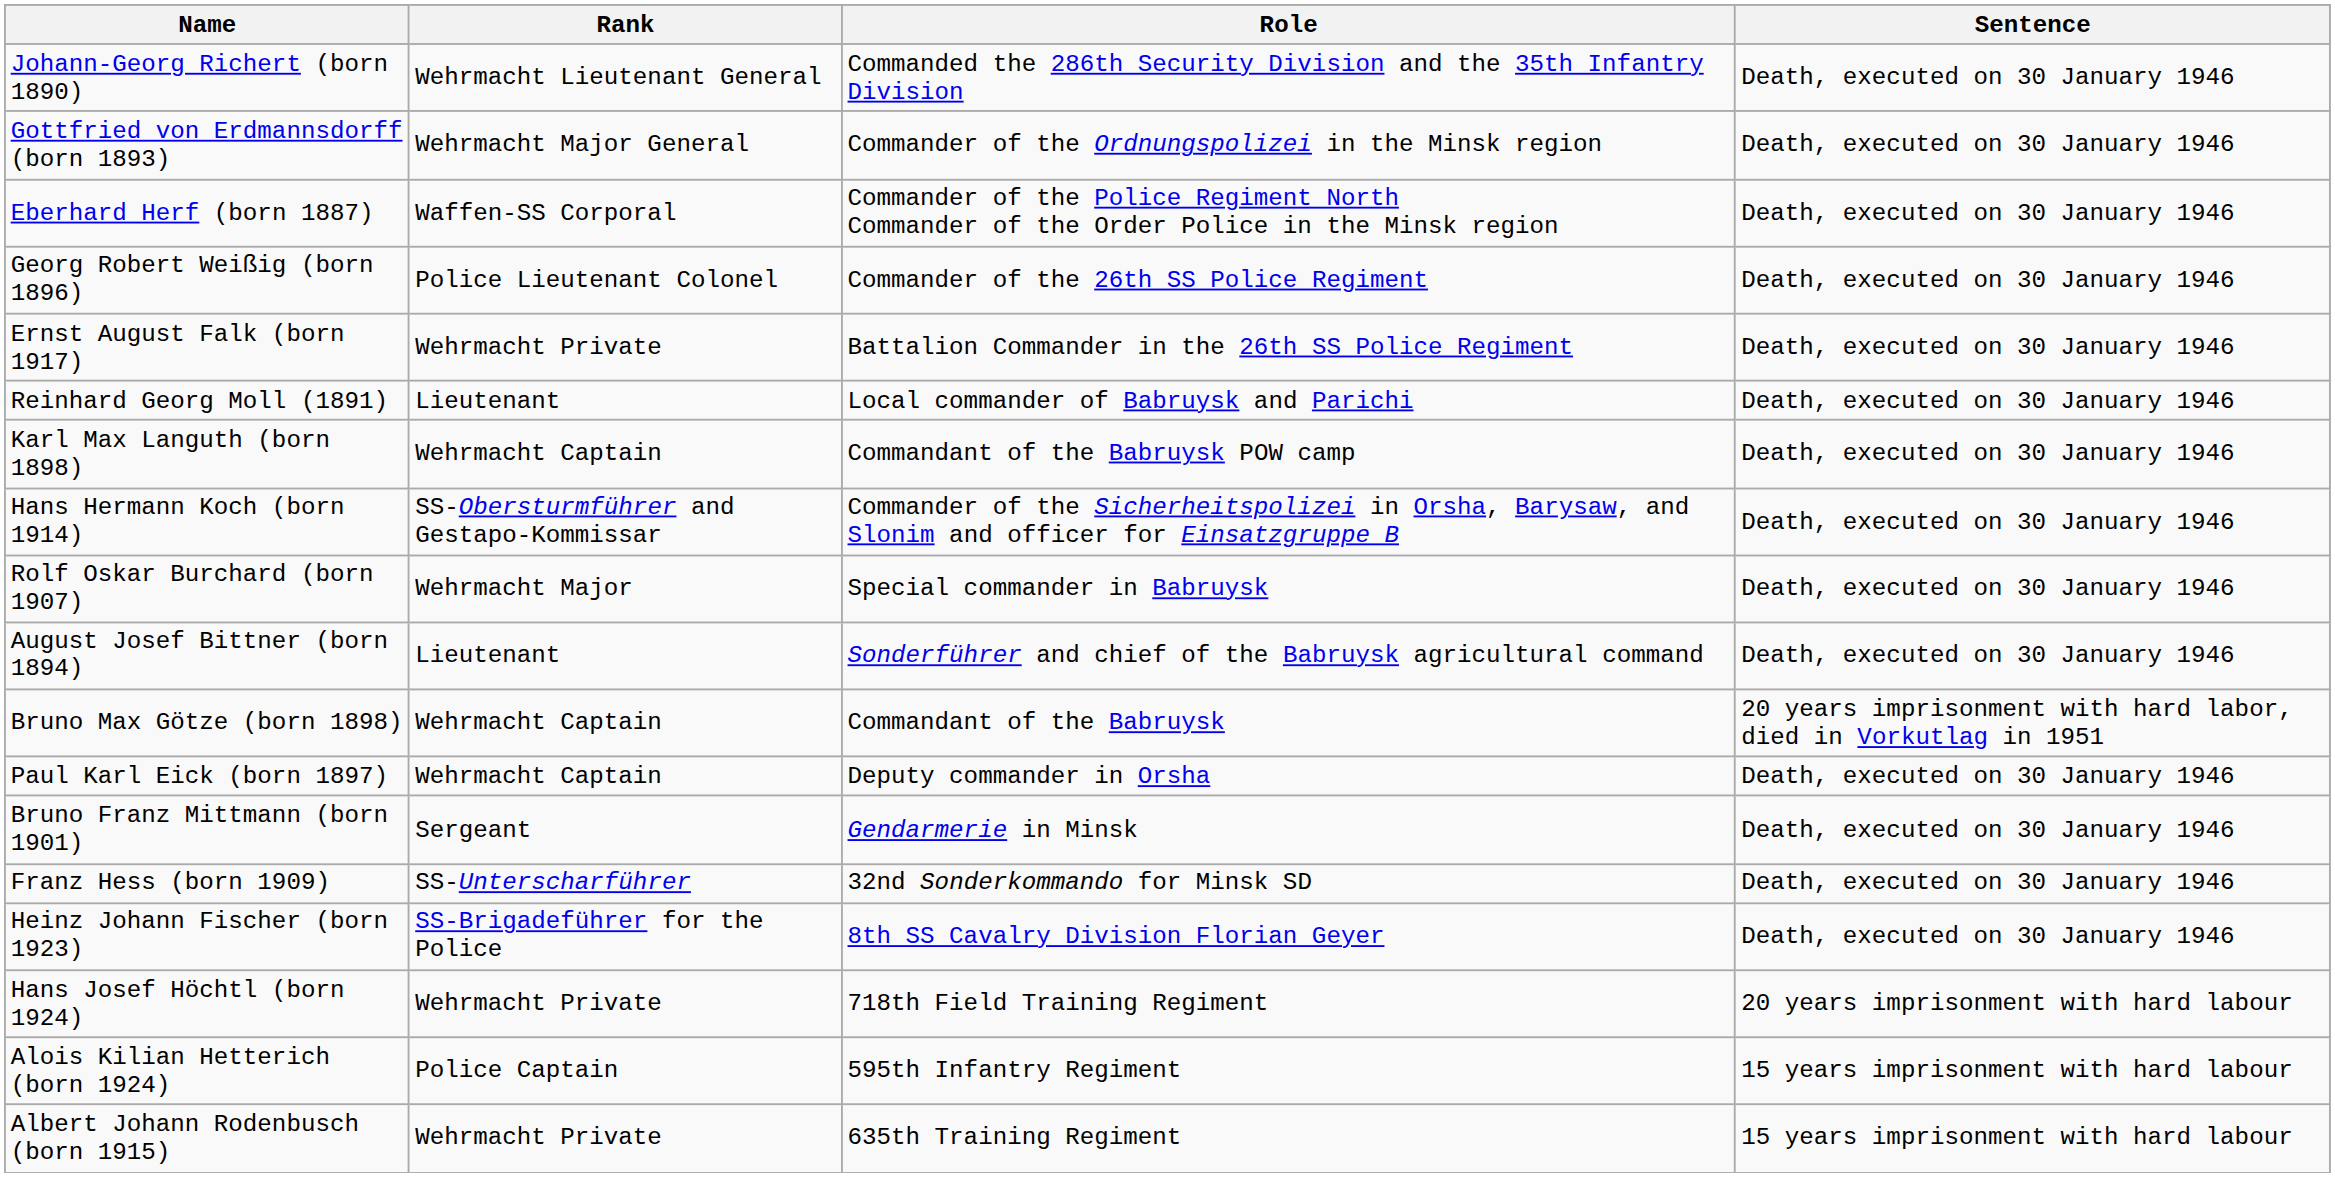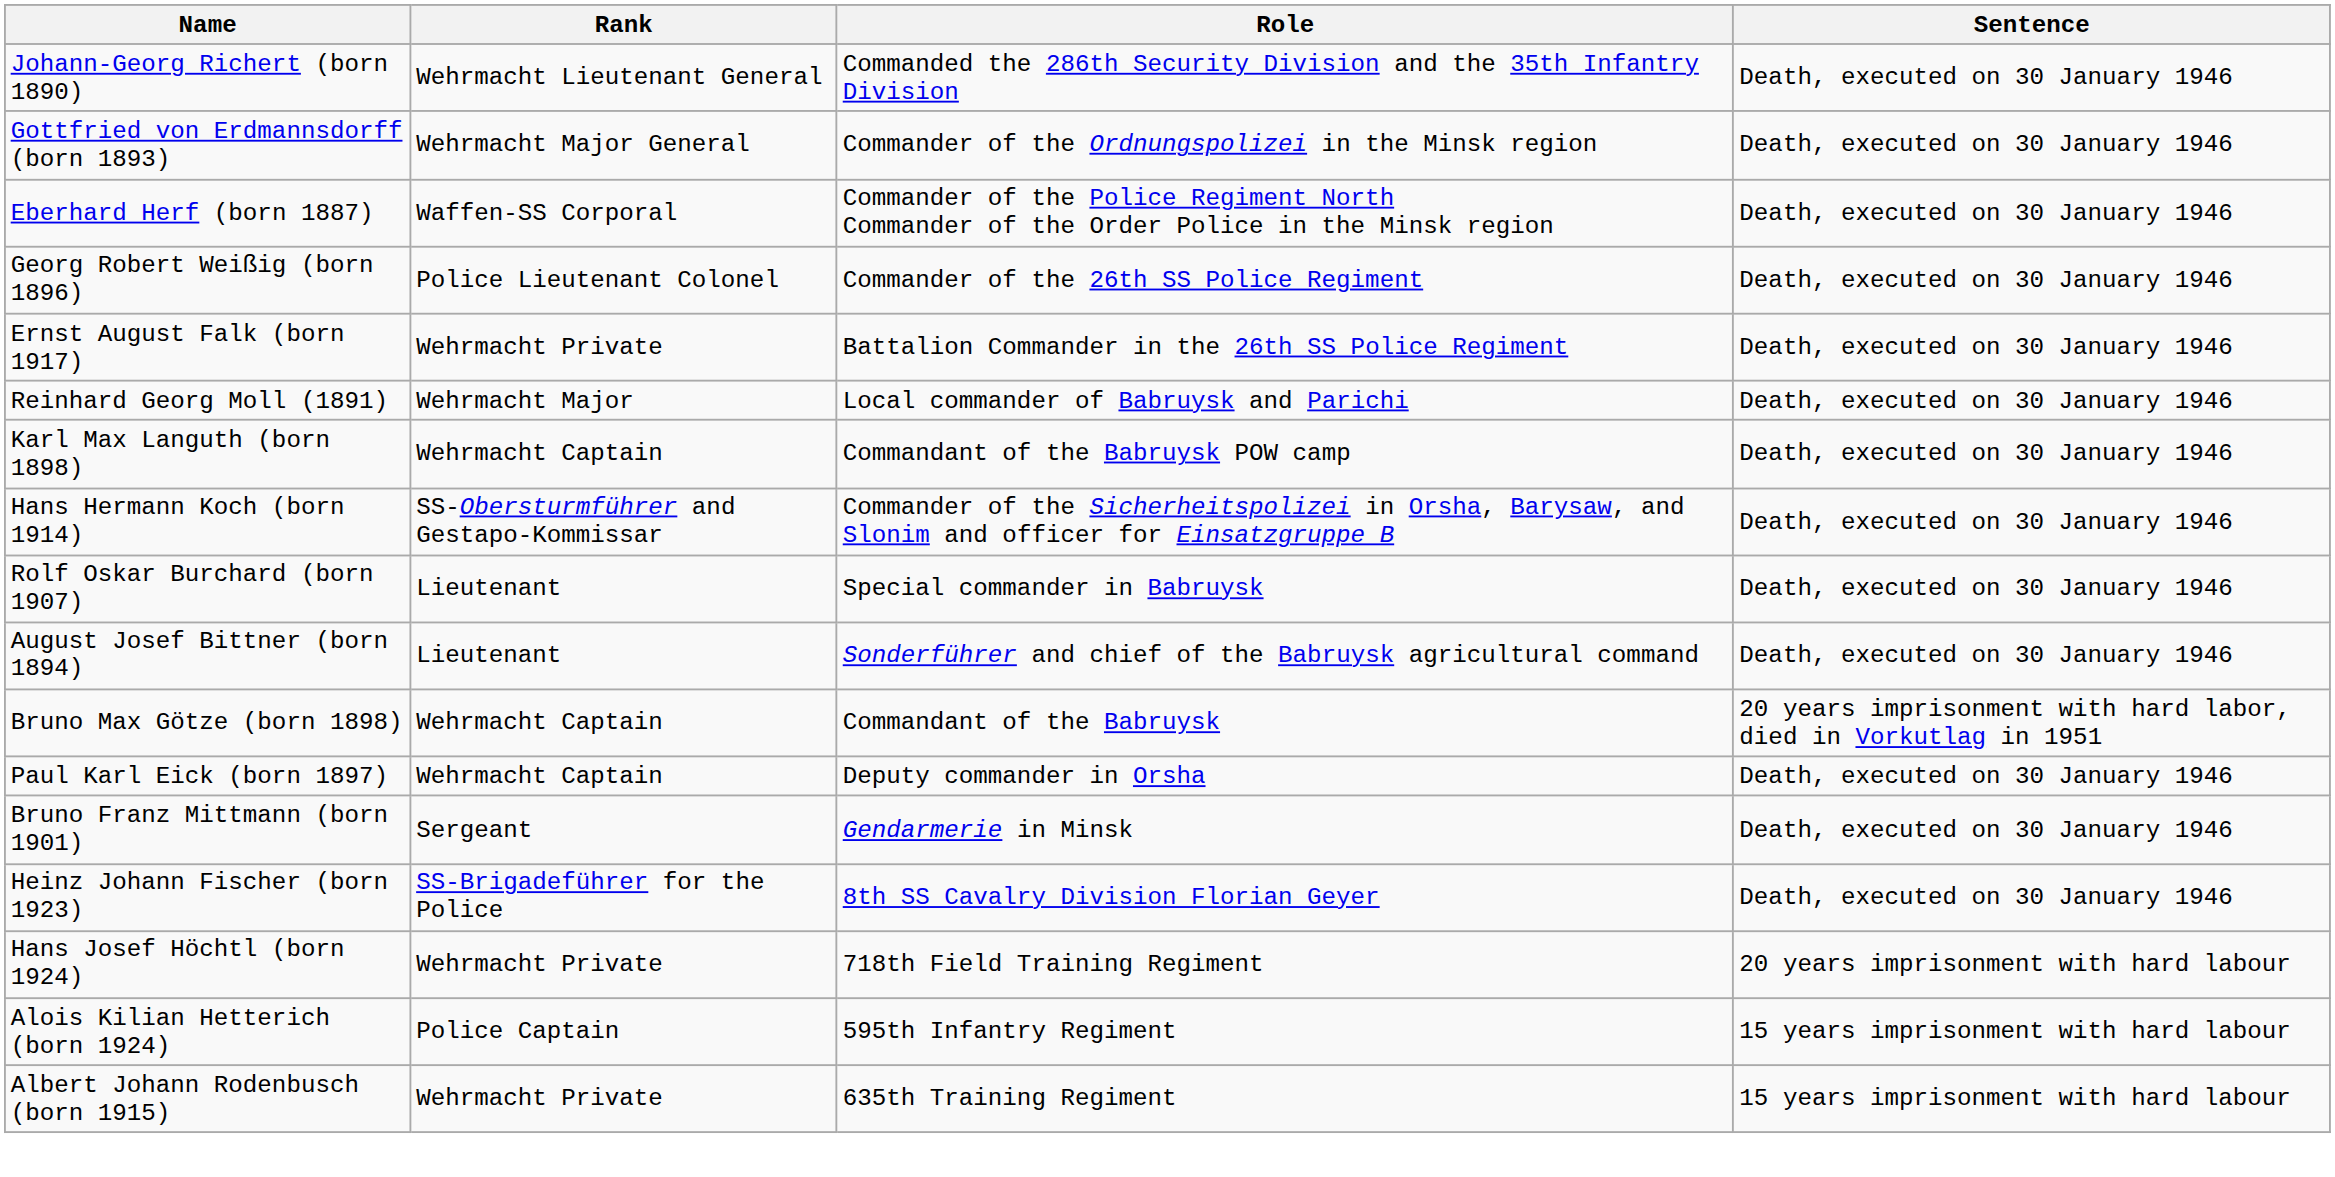(488, 401) Lieutenant -> (525, 401) Wehrmacht Major
(524, 589) Wehrmacht Major -> (489, 589) Lieutenant
- row: (170, 883)
